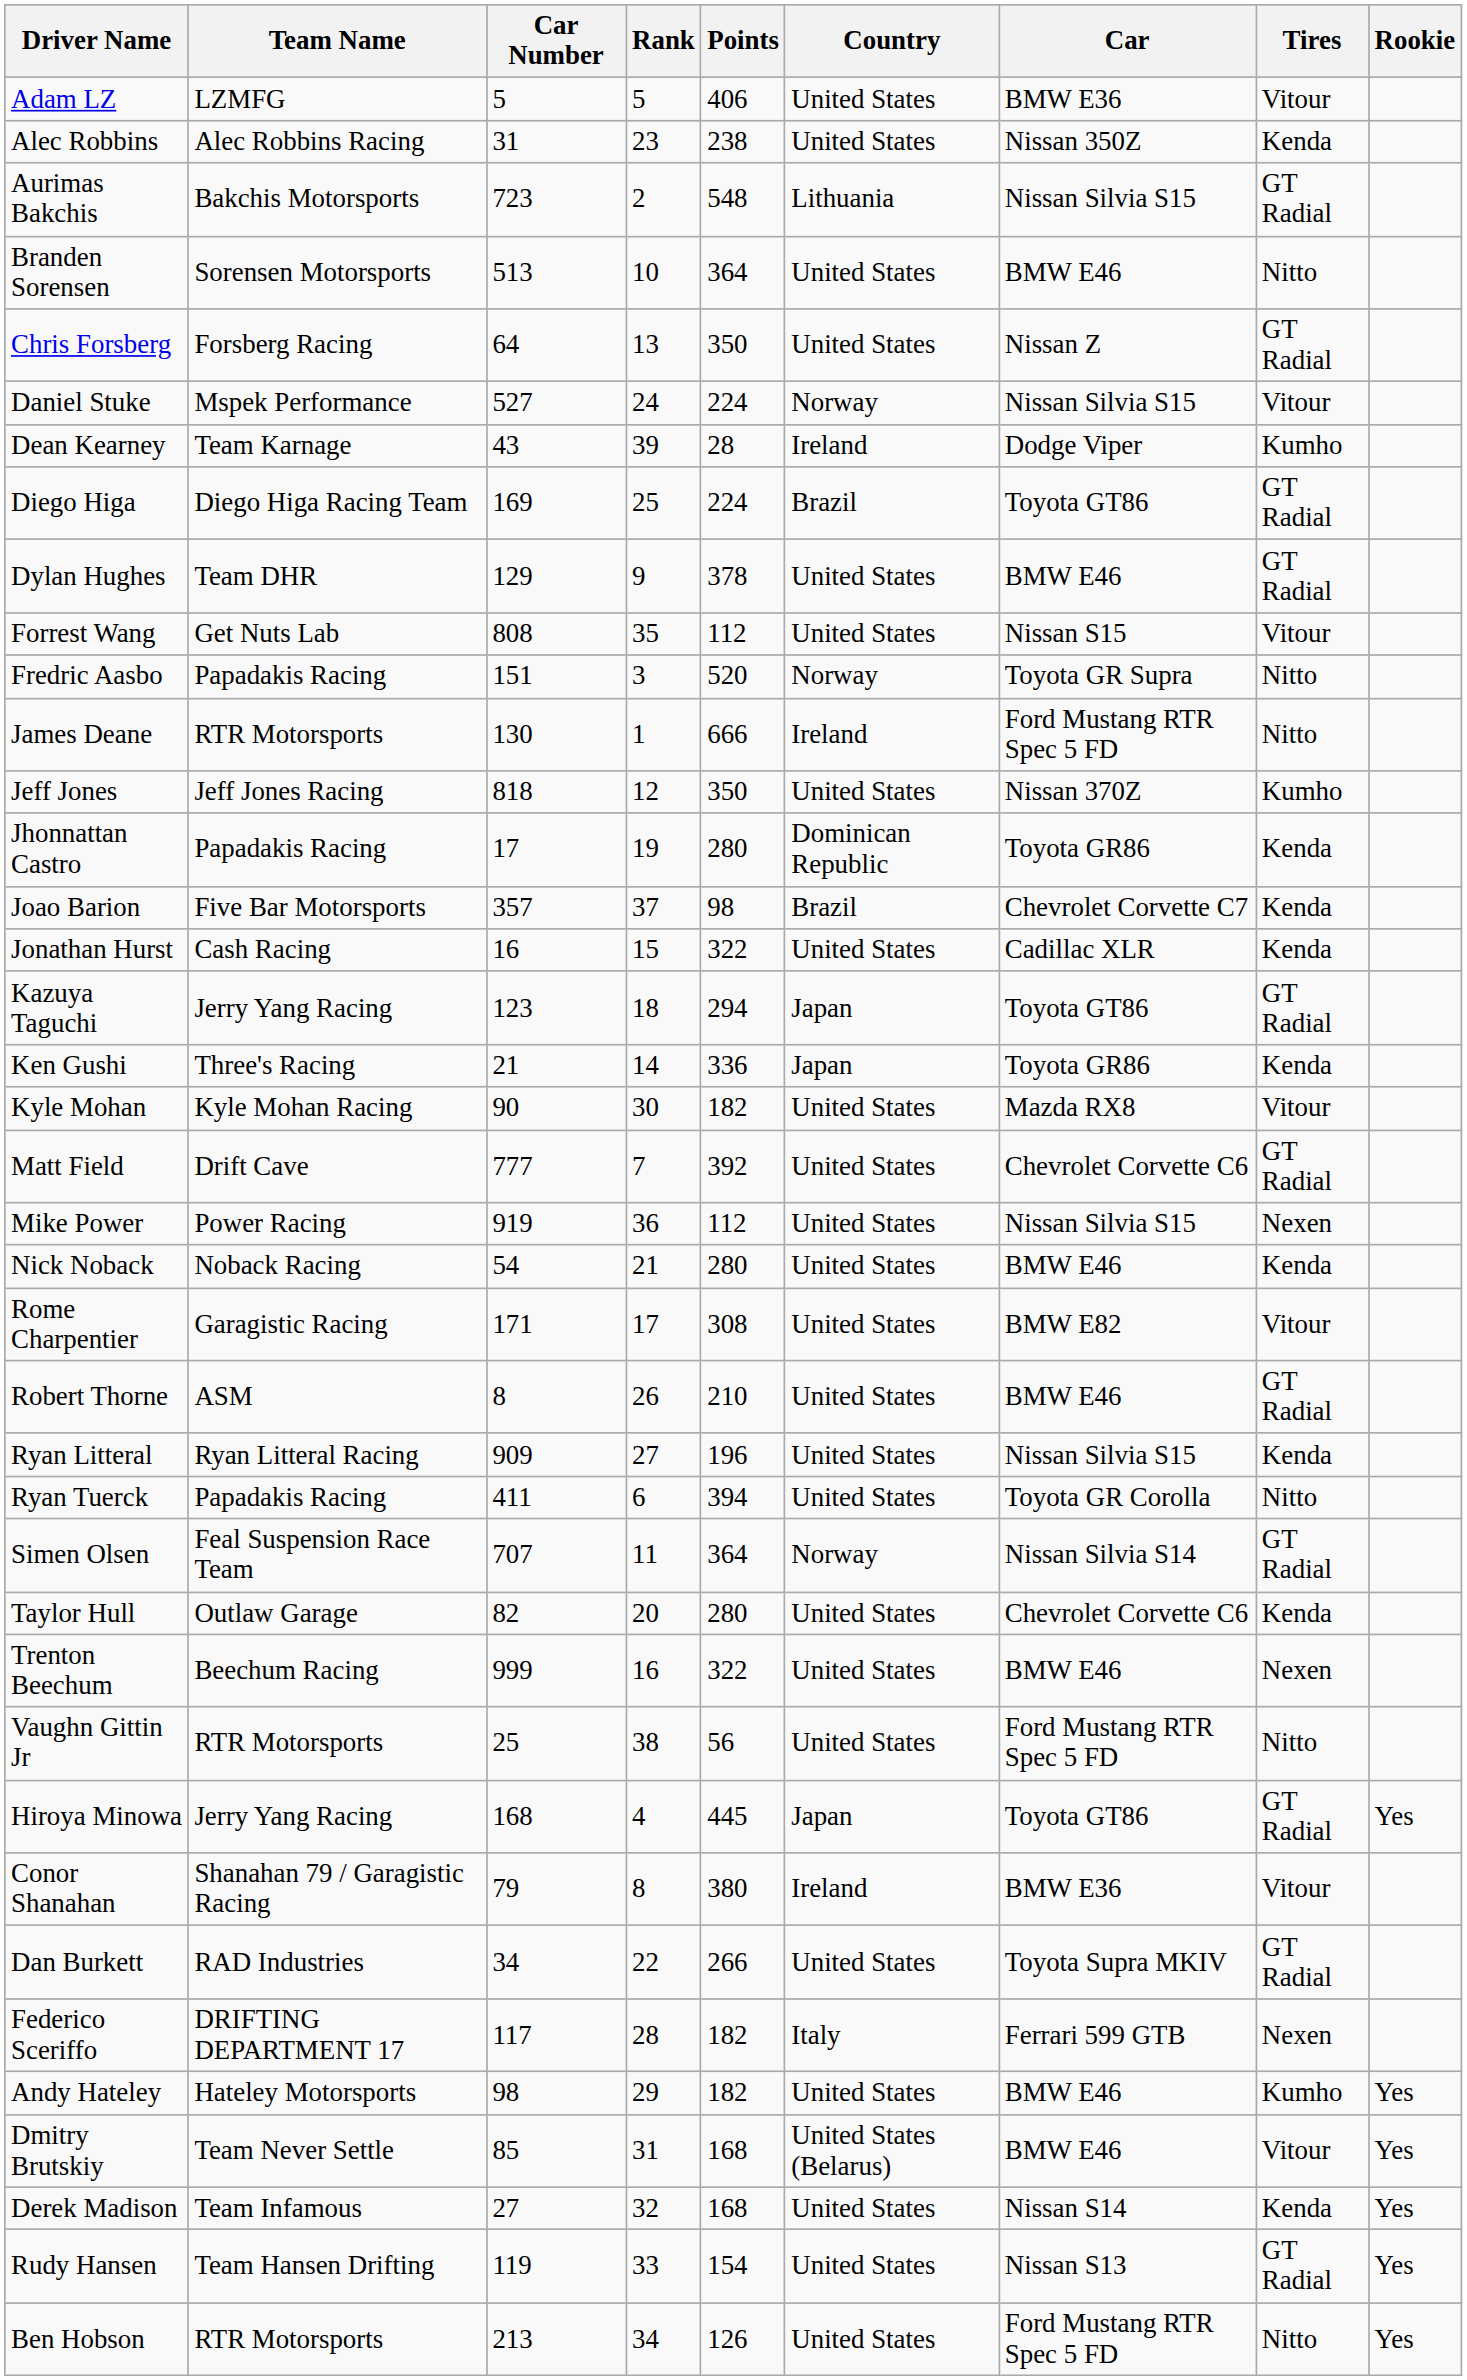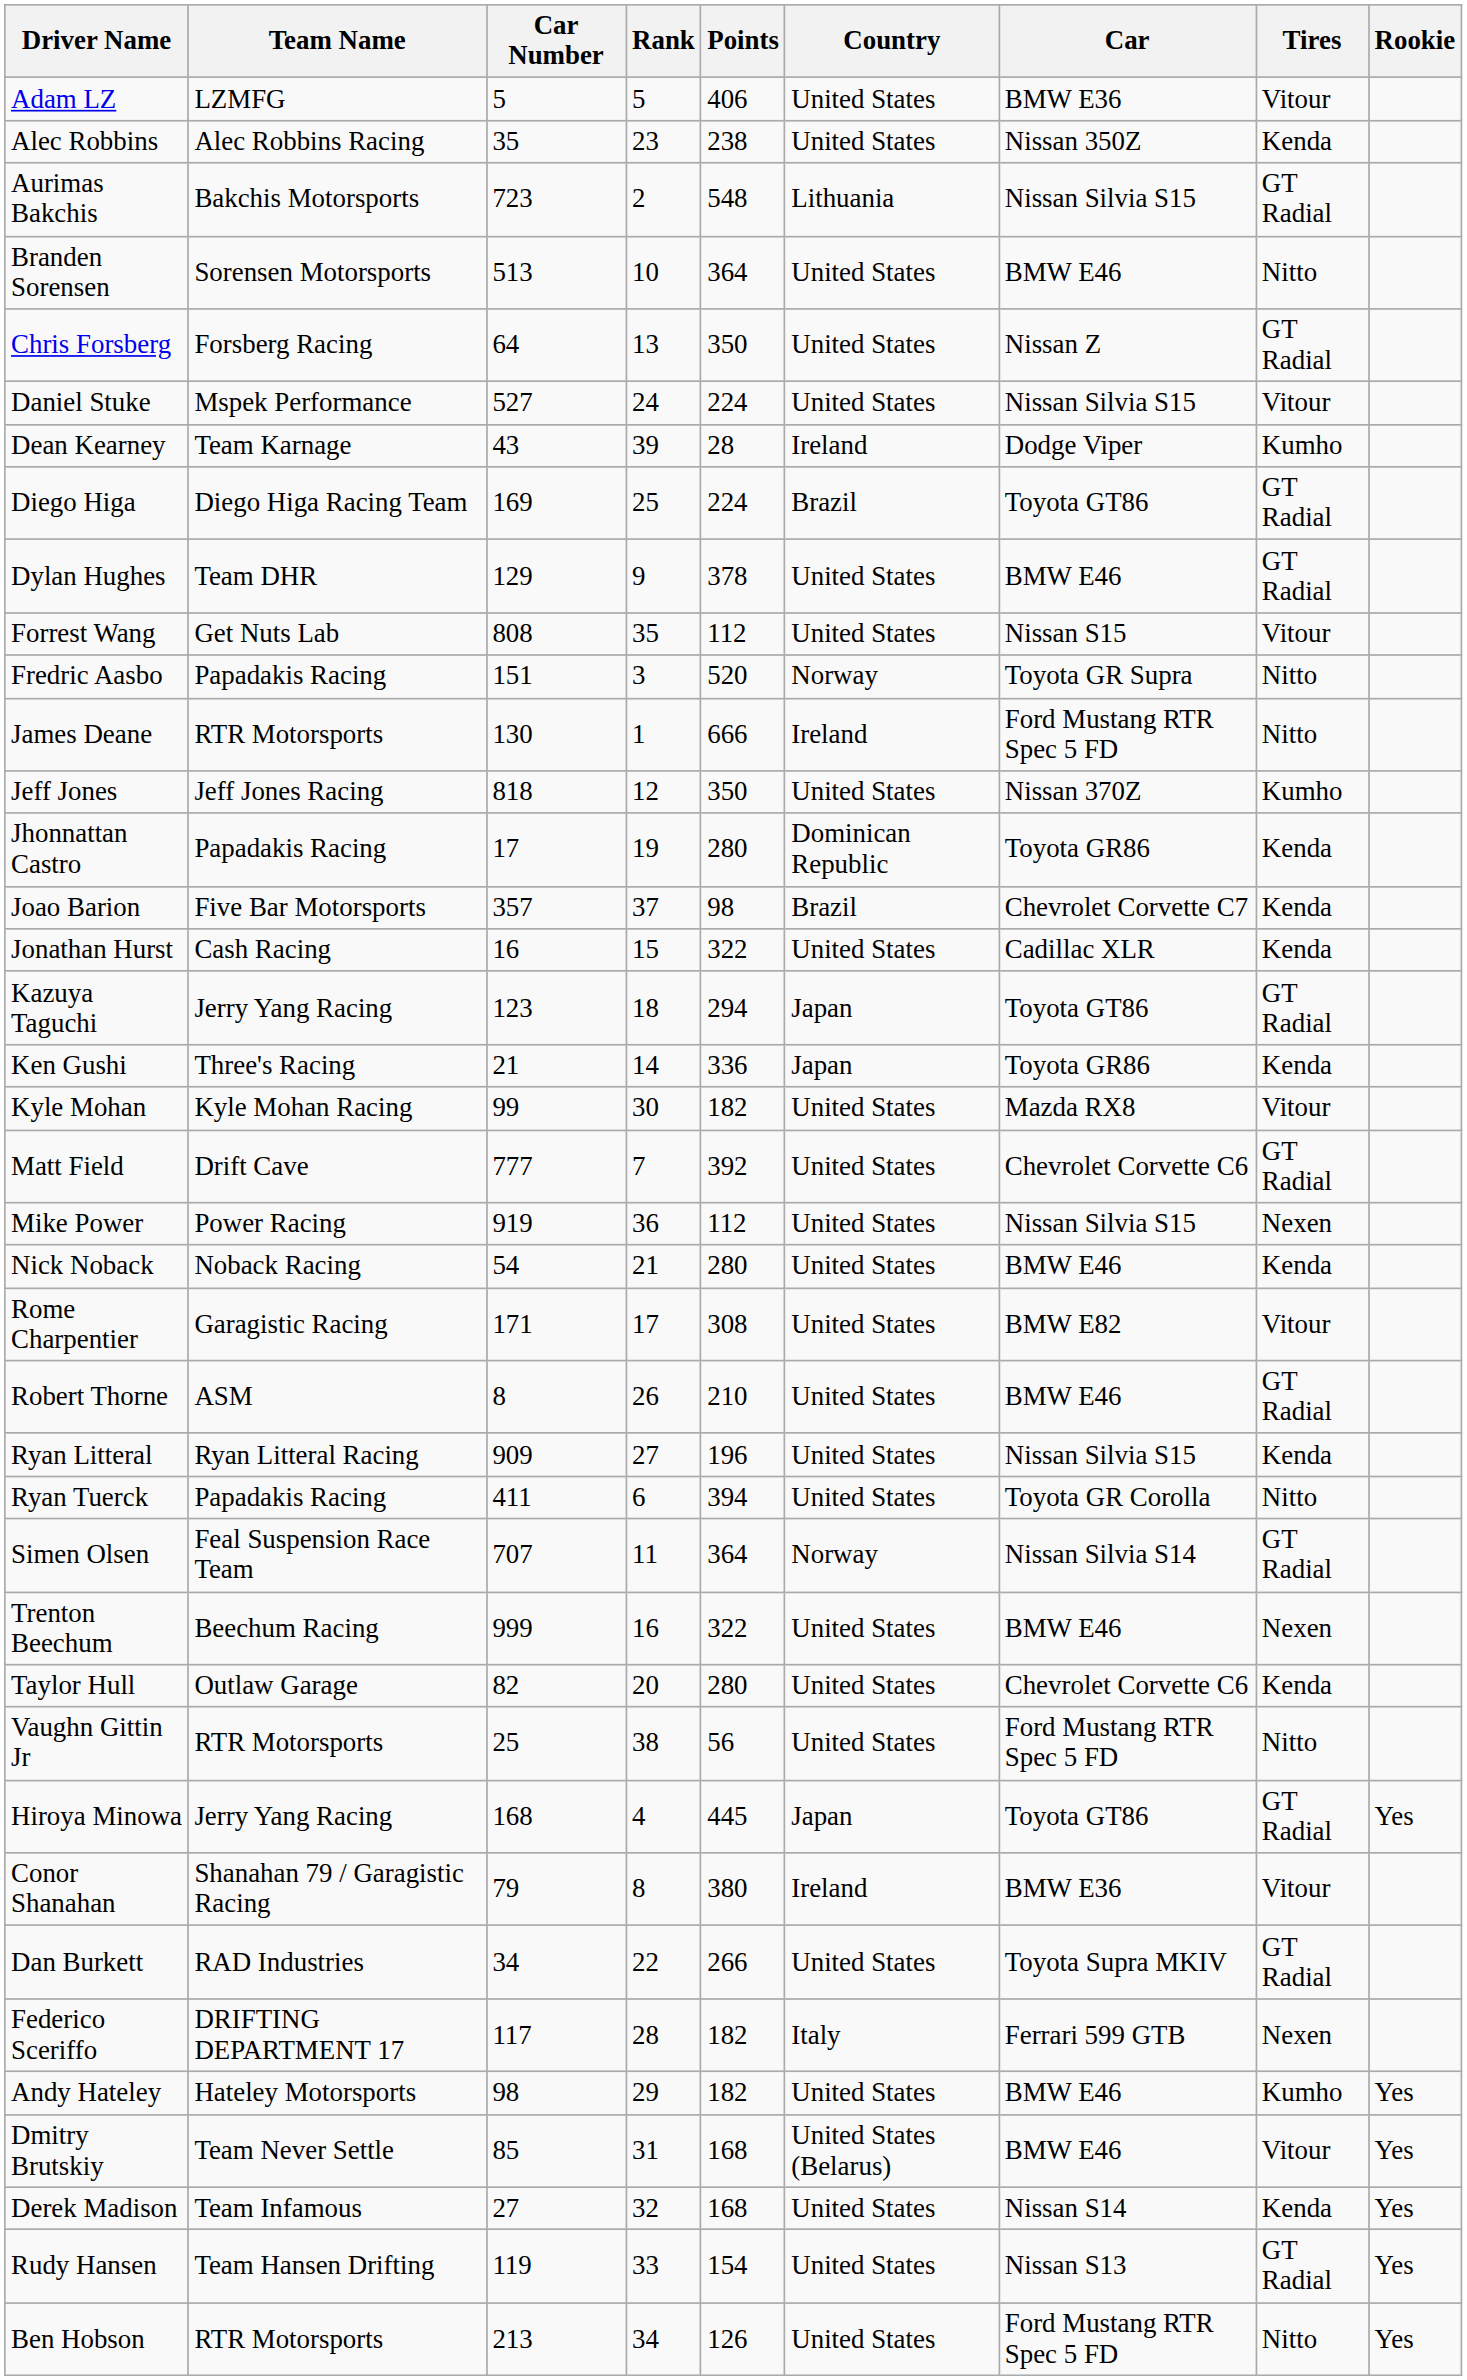(506, 141) 31 -> (506, 141) 35
(835, 402) Norway -> (863, 402) United States
(506, 1107) 90 -> (506, 1107) 99
rows swapped: (73, 1612) <-> (62, 1670)
